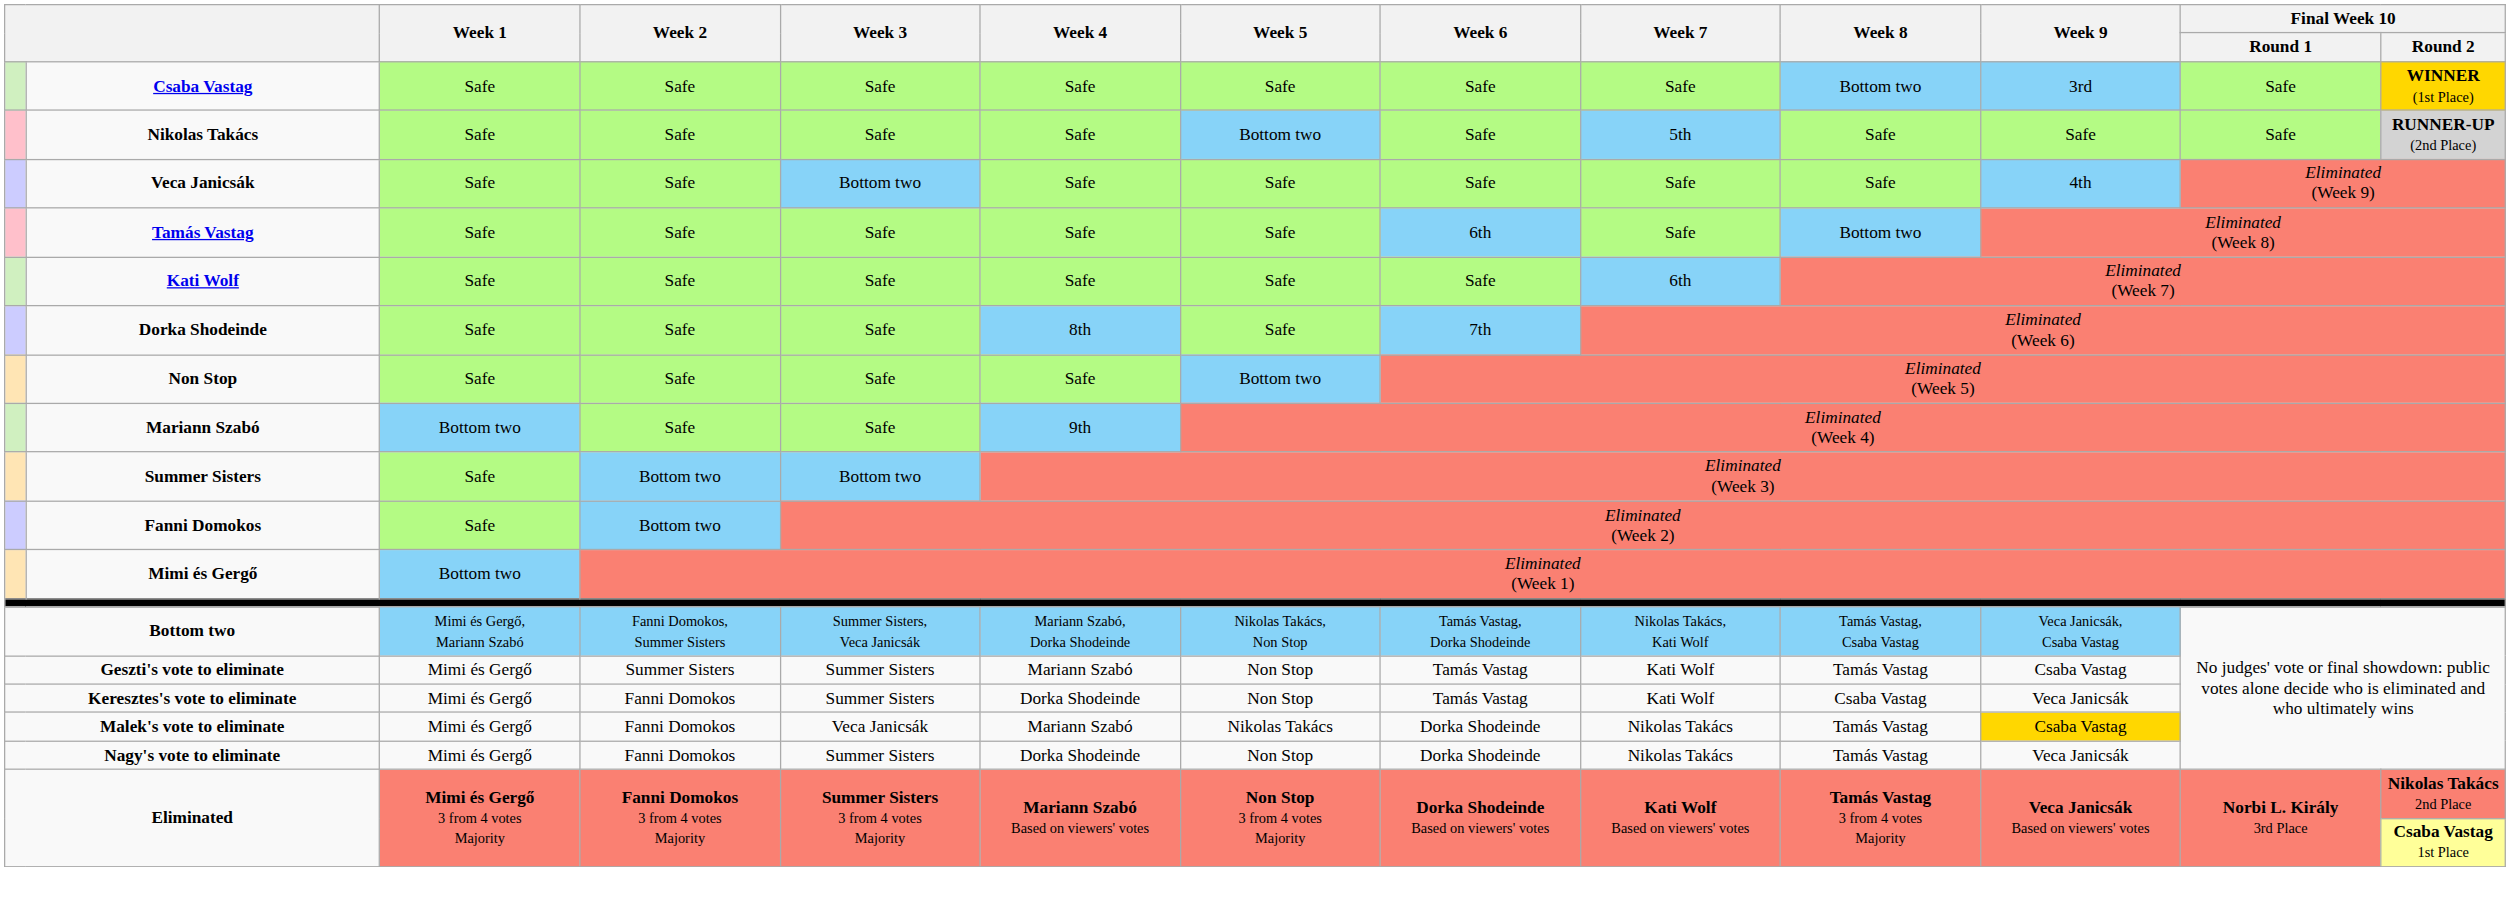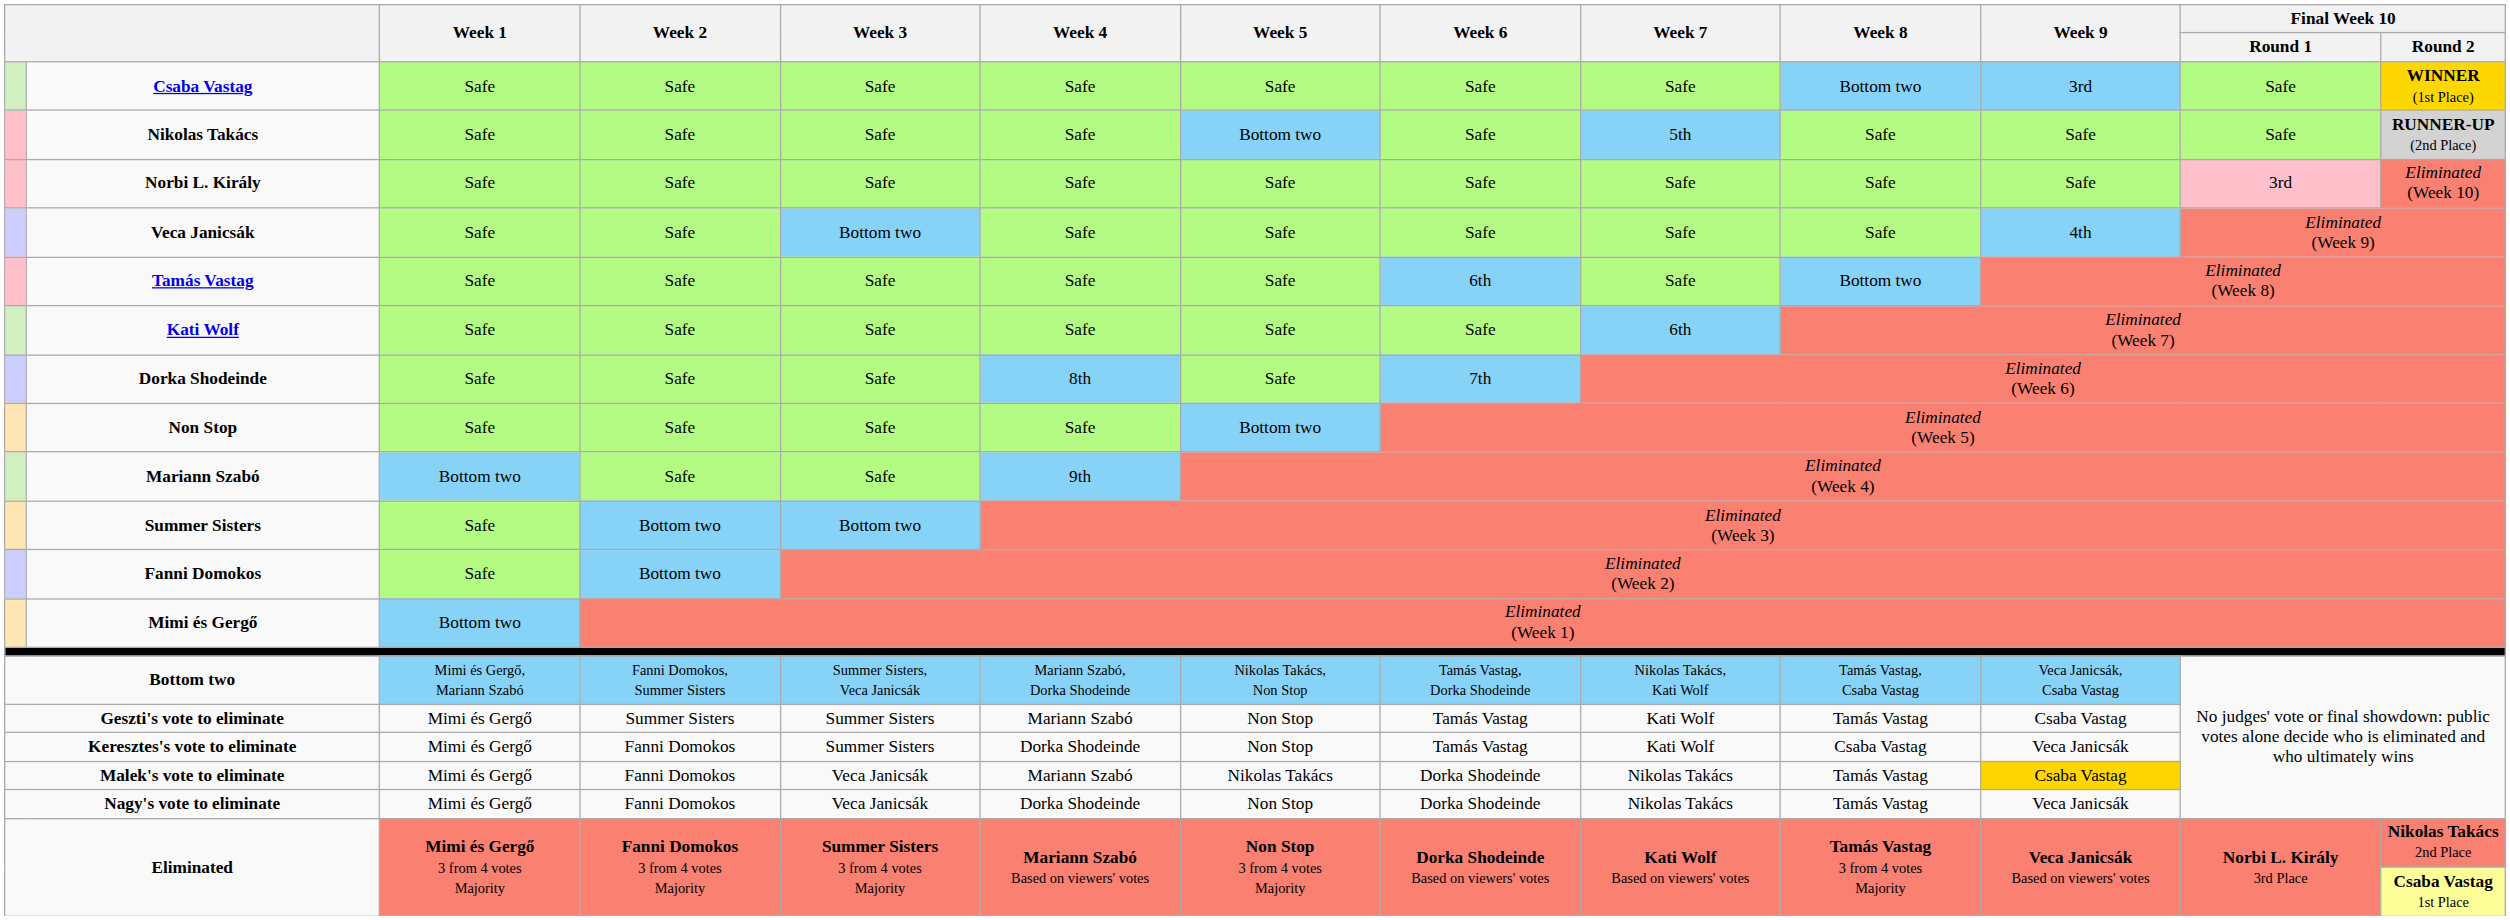+ row: (203, 183)
(880, 754) Summer Sisters -> (880, 803) Veca Janicsák
